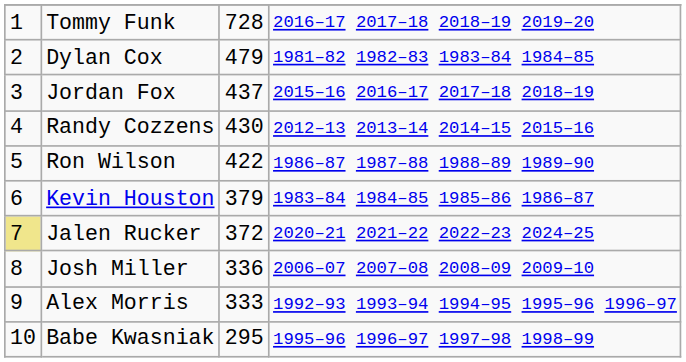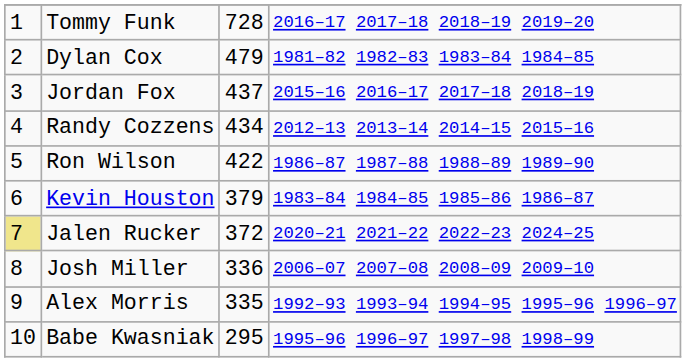(244, 128) 430 -> (244, 128) 434
(244, 304) 333 -> (244, 304) 335
